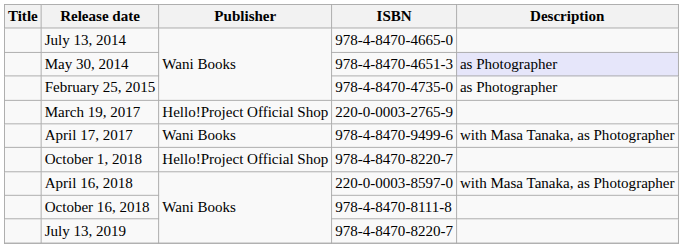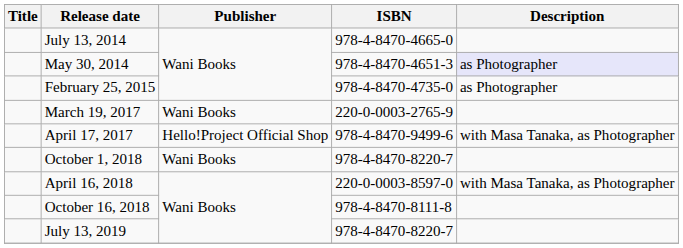(245, 111) Hello!Project Official Shop -> (199, 111) Wani Books
(199, 135) Wani Books -> (245, 135) Hello!Project Official Shop
(245, 159) Hello!Project Official Shop -> (199, 159) Wani Books
